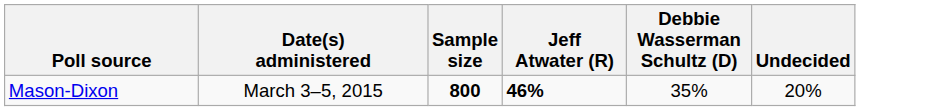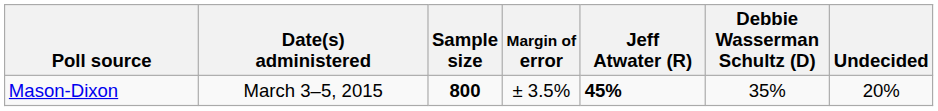+ column: (541, 51)
(525, 90) 46% -> (603, 90) 45%
